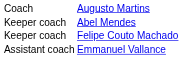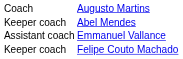rows swapped: (121, 50) <-> (128, 36)
